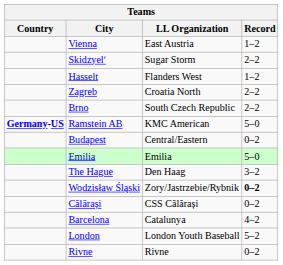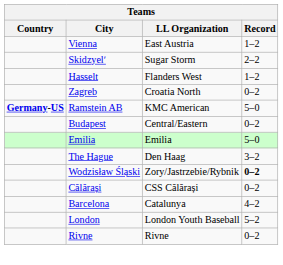(252, 92) 2–2 -> (252, 92) 0–2
- row: (78, 108)
